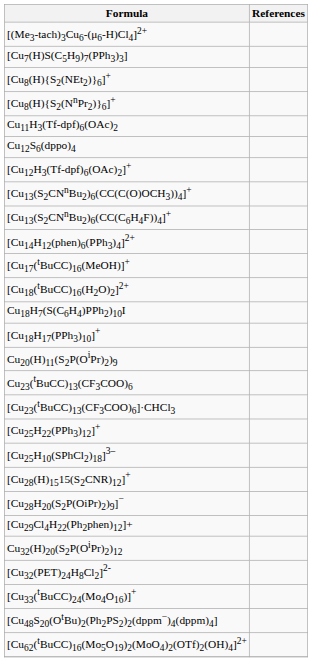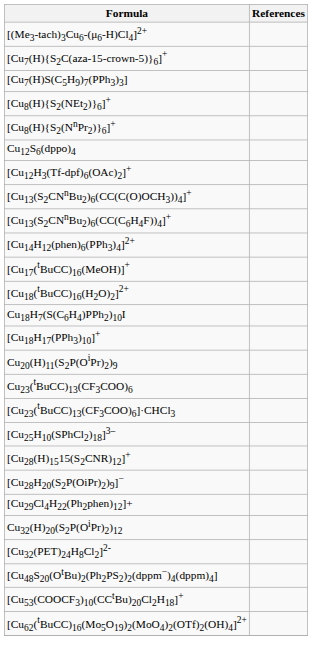+ row: (87, 58)
- row: (62, 126)
- row: (54, 431)
- row: (72, 596)
+ row: (95, 599)
